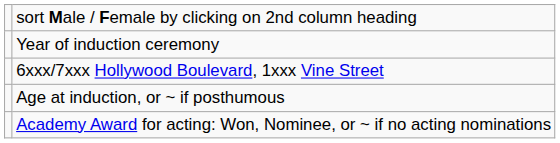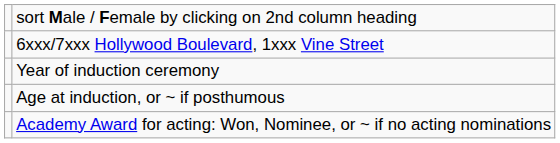rows swapped: (200, 71) <-> (118, 44)
